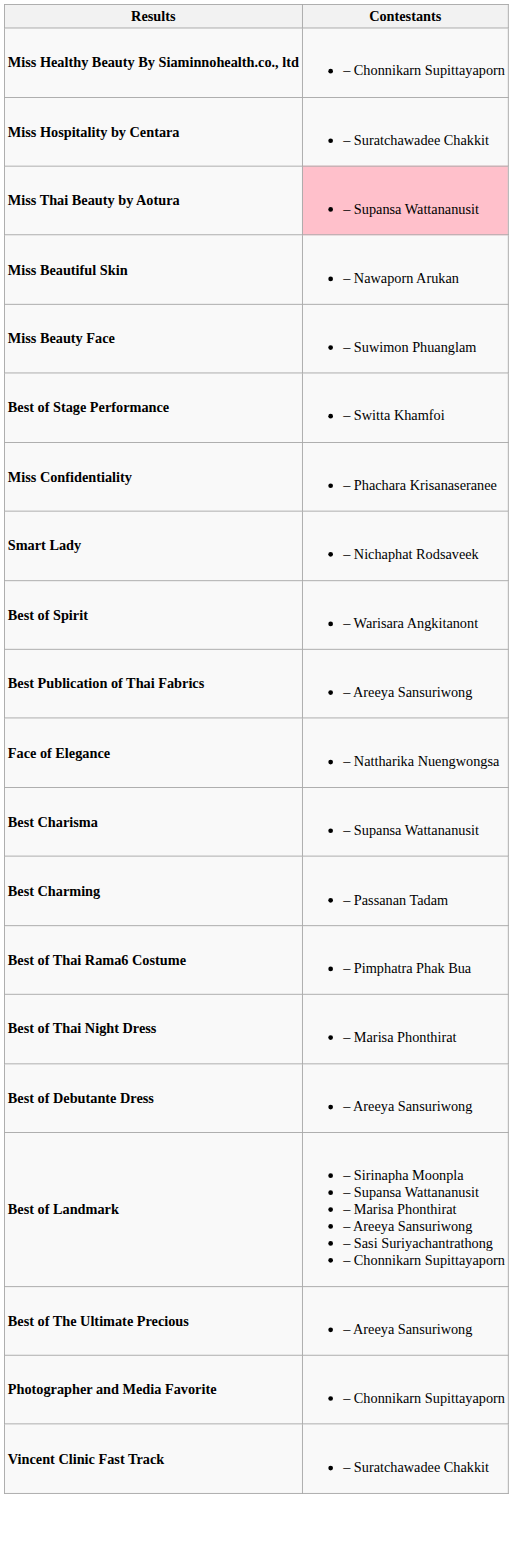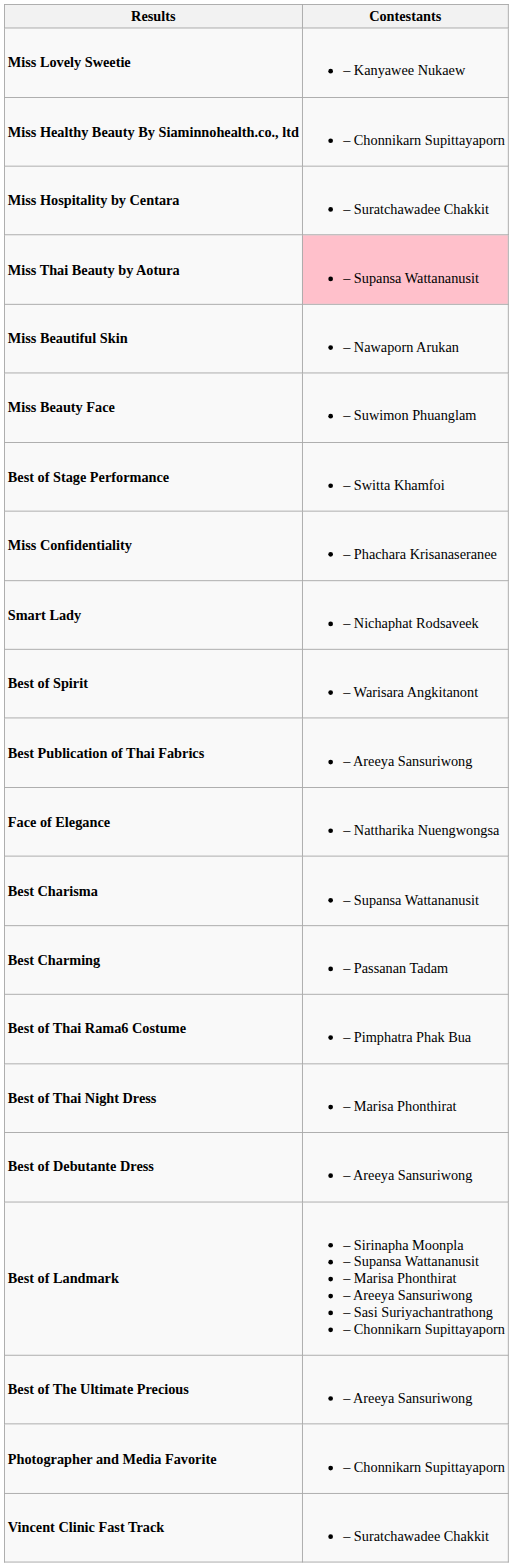+ row: (69, 62)
